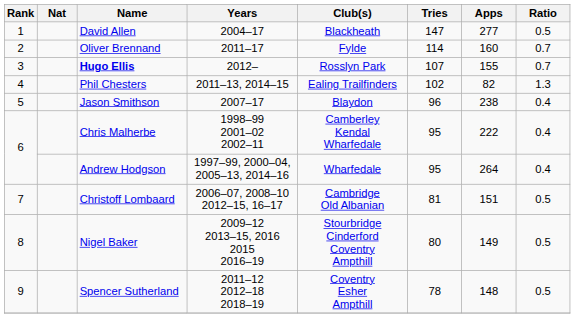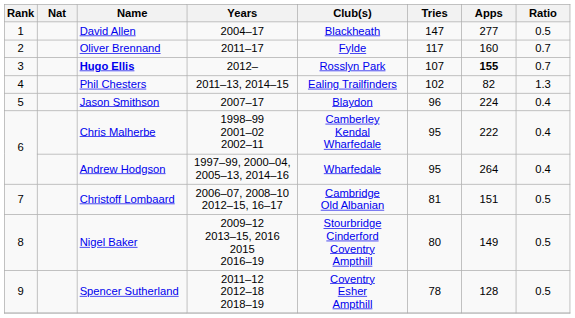(435, 48) 114 -> (435, 48) 117
(489, 66) normal -> (489, 66) bold
(489, 102) 238 -> (489, 102) 224
(489, 291) 148 -> (489, 291) 128
